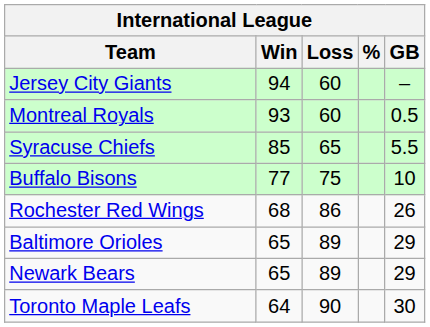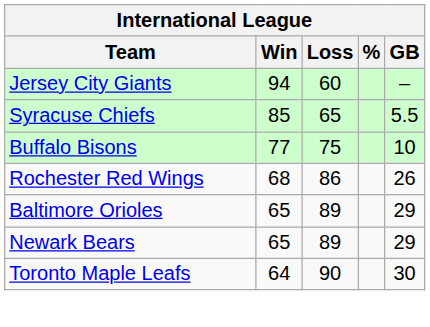- row: (81, 115)
